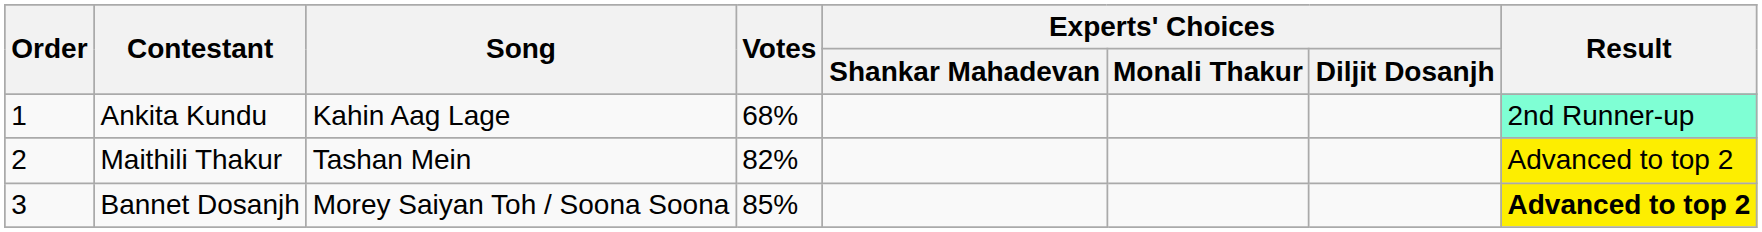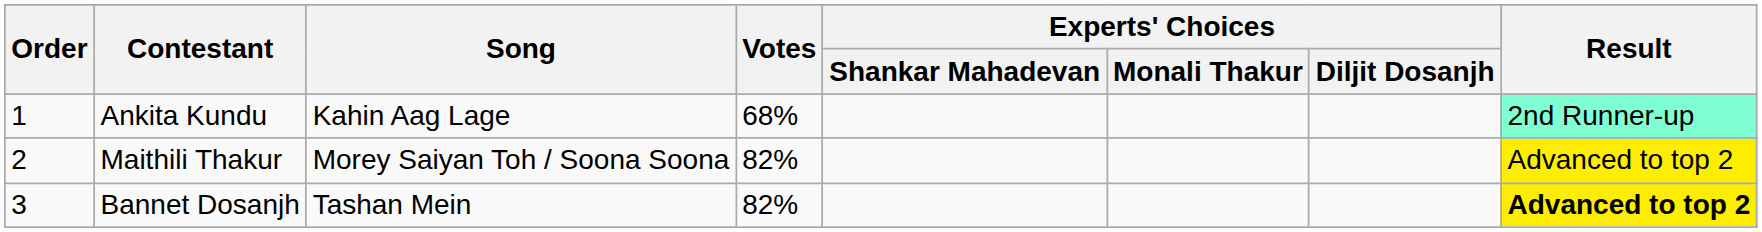(392, 159) Tashan Mein -> (521, 159) Morey Saiyan Toh / Soona Soona
(521, 204) Morey Saiyan Toh / Soona Soona -> (392, 204) Tashan Mein
(770, 204) 85% -> (770, 204) 82%
